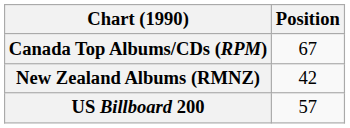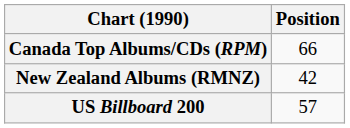(308, 48) 67 -> (308, 48) 66
